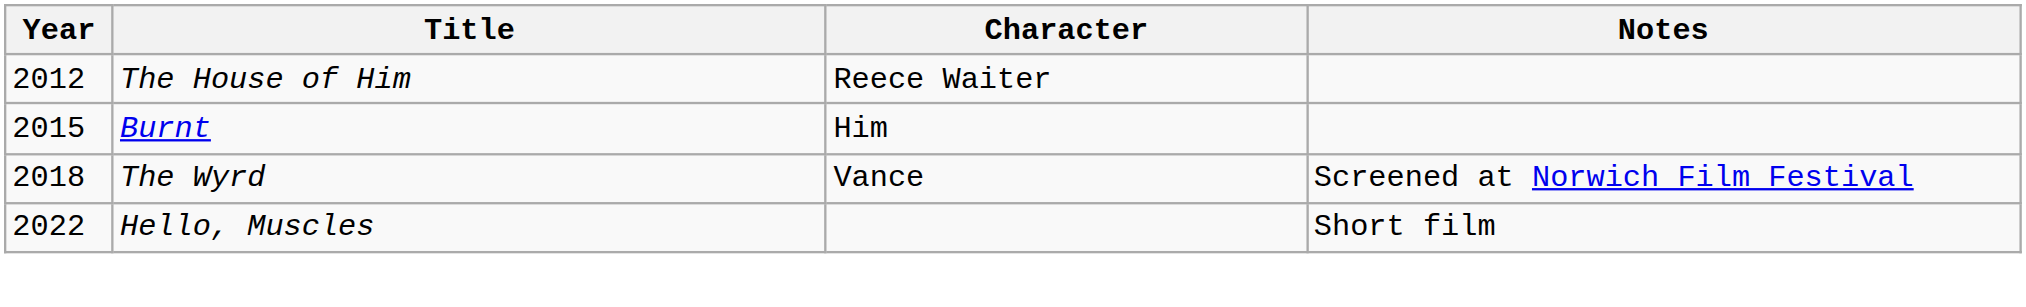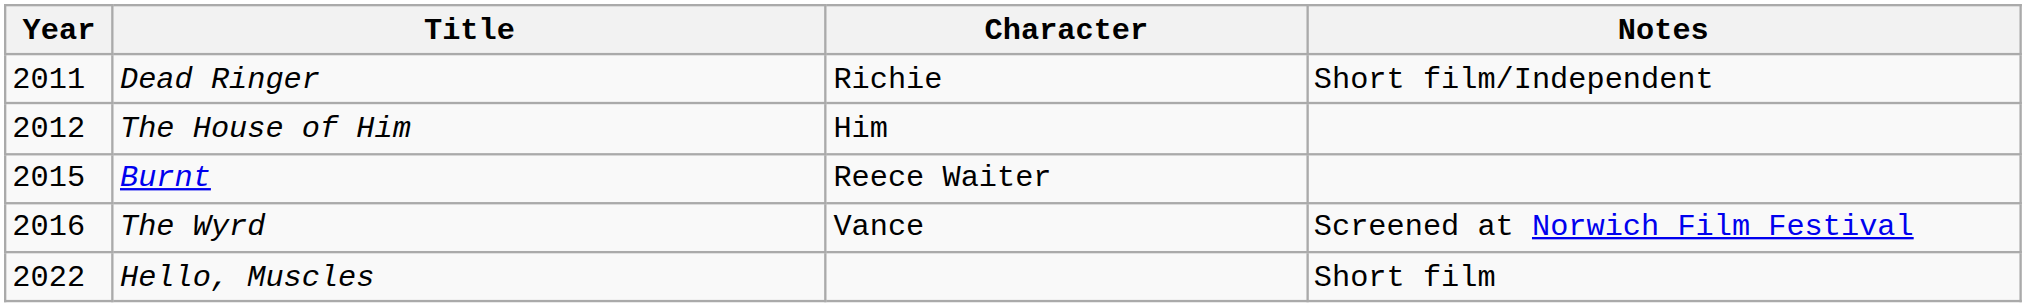+ row: (220, 79)
(942, 79) Reece Waiter -> (861, 129) Him
(861, 129) Him -> (942, 178) Reece Waiter
(49, 178) 2018 -> (49, 227) 2016
